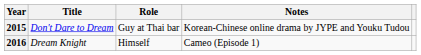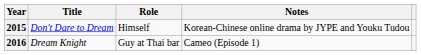(149, 27) Guy at Thai bar -> (134, 27) Himself
(134, 43) Himself -> (149, 43) Guy at Thai bar
